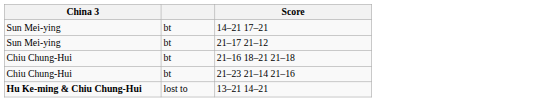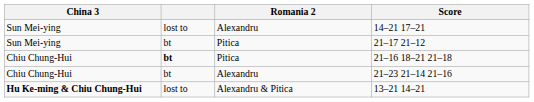+ column: (293, 12)
(167, 27) bt -> (176, 27) lost to
(167, 58) normal -> (168, 58) bold
